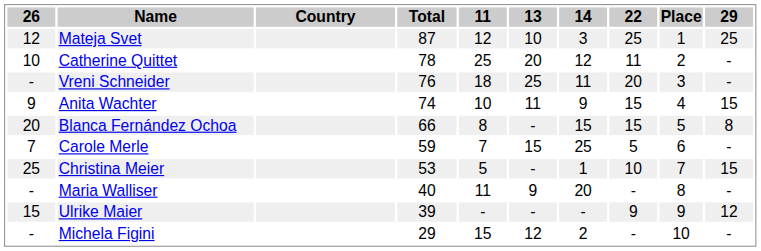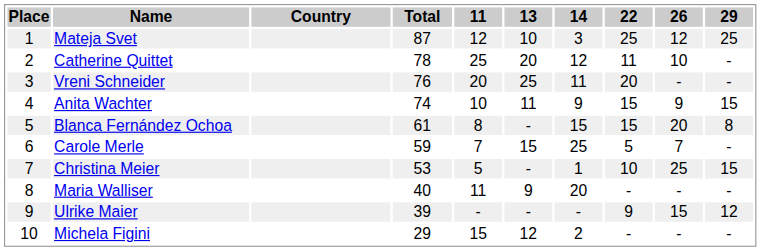columns swapped: (681, 17) <-> (31, 17)
(483, 82) 18 -> (478, 82) 20
(427, 125) 66 -> (422, 125) 61
